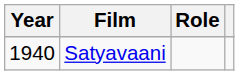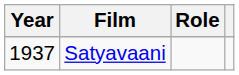(32, 53) 1940 -> (32, 53) 1937
